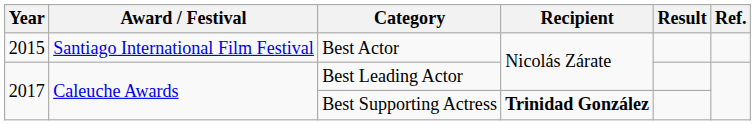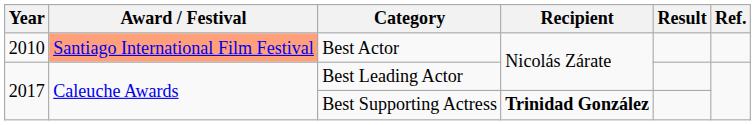(27, 47) 2015 -> (27, 47) 2010
(184, 47) no background -> (184, 47) lightsalmon background
